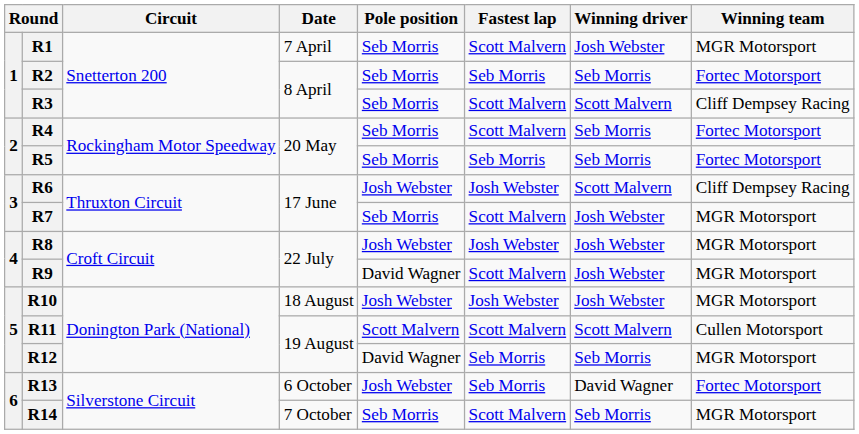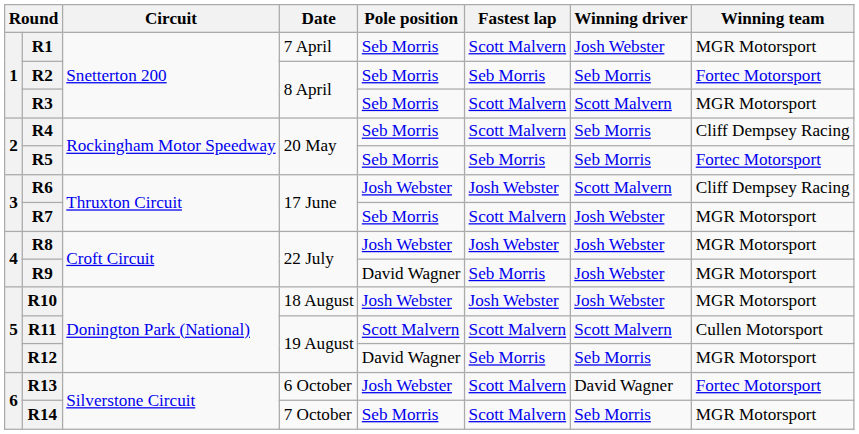(773, 103) Cliff Dempsey Racing -> (756, 103) MGR Motorsport
(758, 131) Fortec Motorsport -> (773, 131) Cliff Dempsey Racing
(517, 272) Scott Malvern -> (507, 272) Seb Morris
(507, 385) Seb Morris -> (517, 385) Scott Malvern
